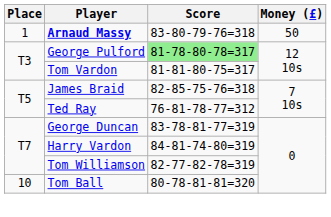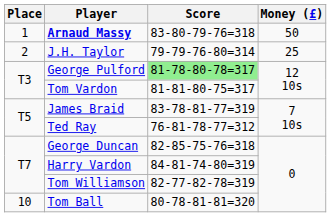+ row: (86, 52)
(203, 89) 82-85-75-76=318 -> (203, 108) 83-78-81-77=319
(203, 127) 83-78-81-77=319 -> (203, 146) 82-85-75-76=318
